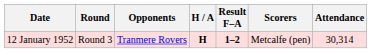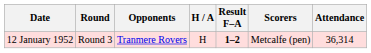(203, 39) bold -> (203, 39) normal
(340, 39) 30,314 -> (340, 39) 36,314
